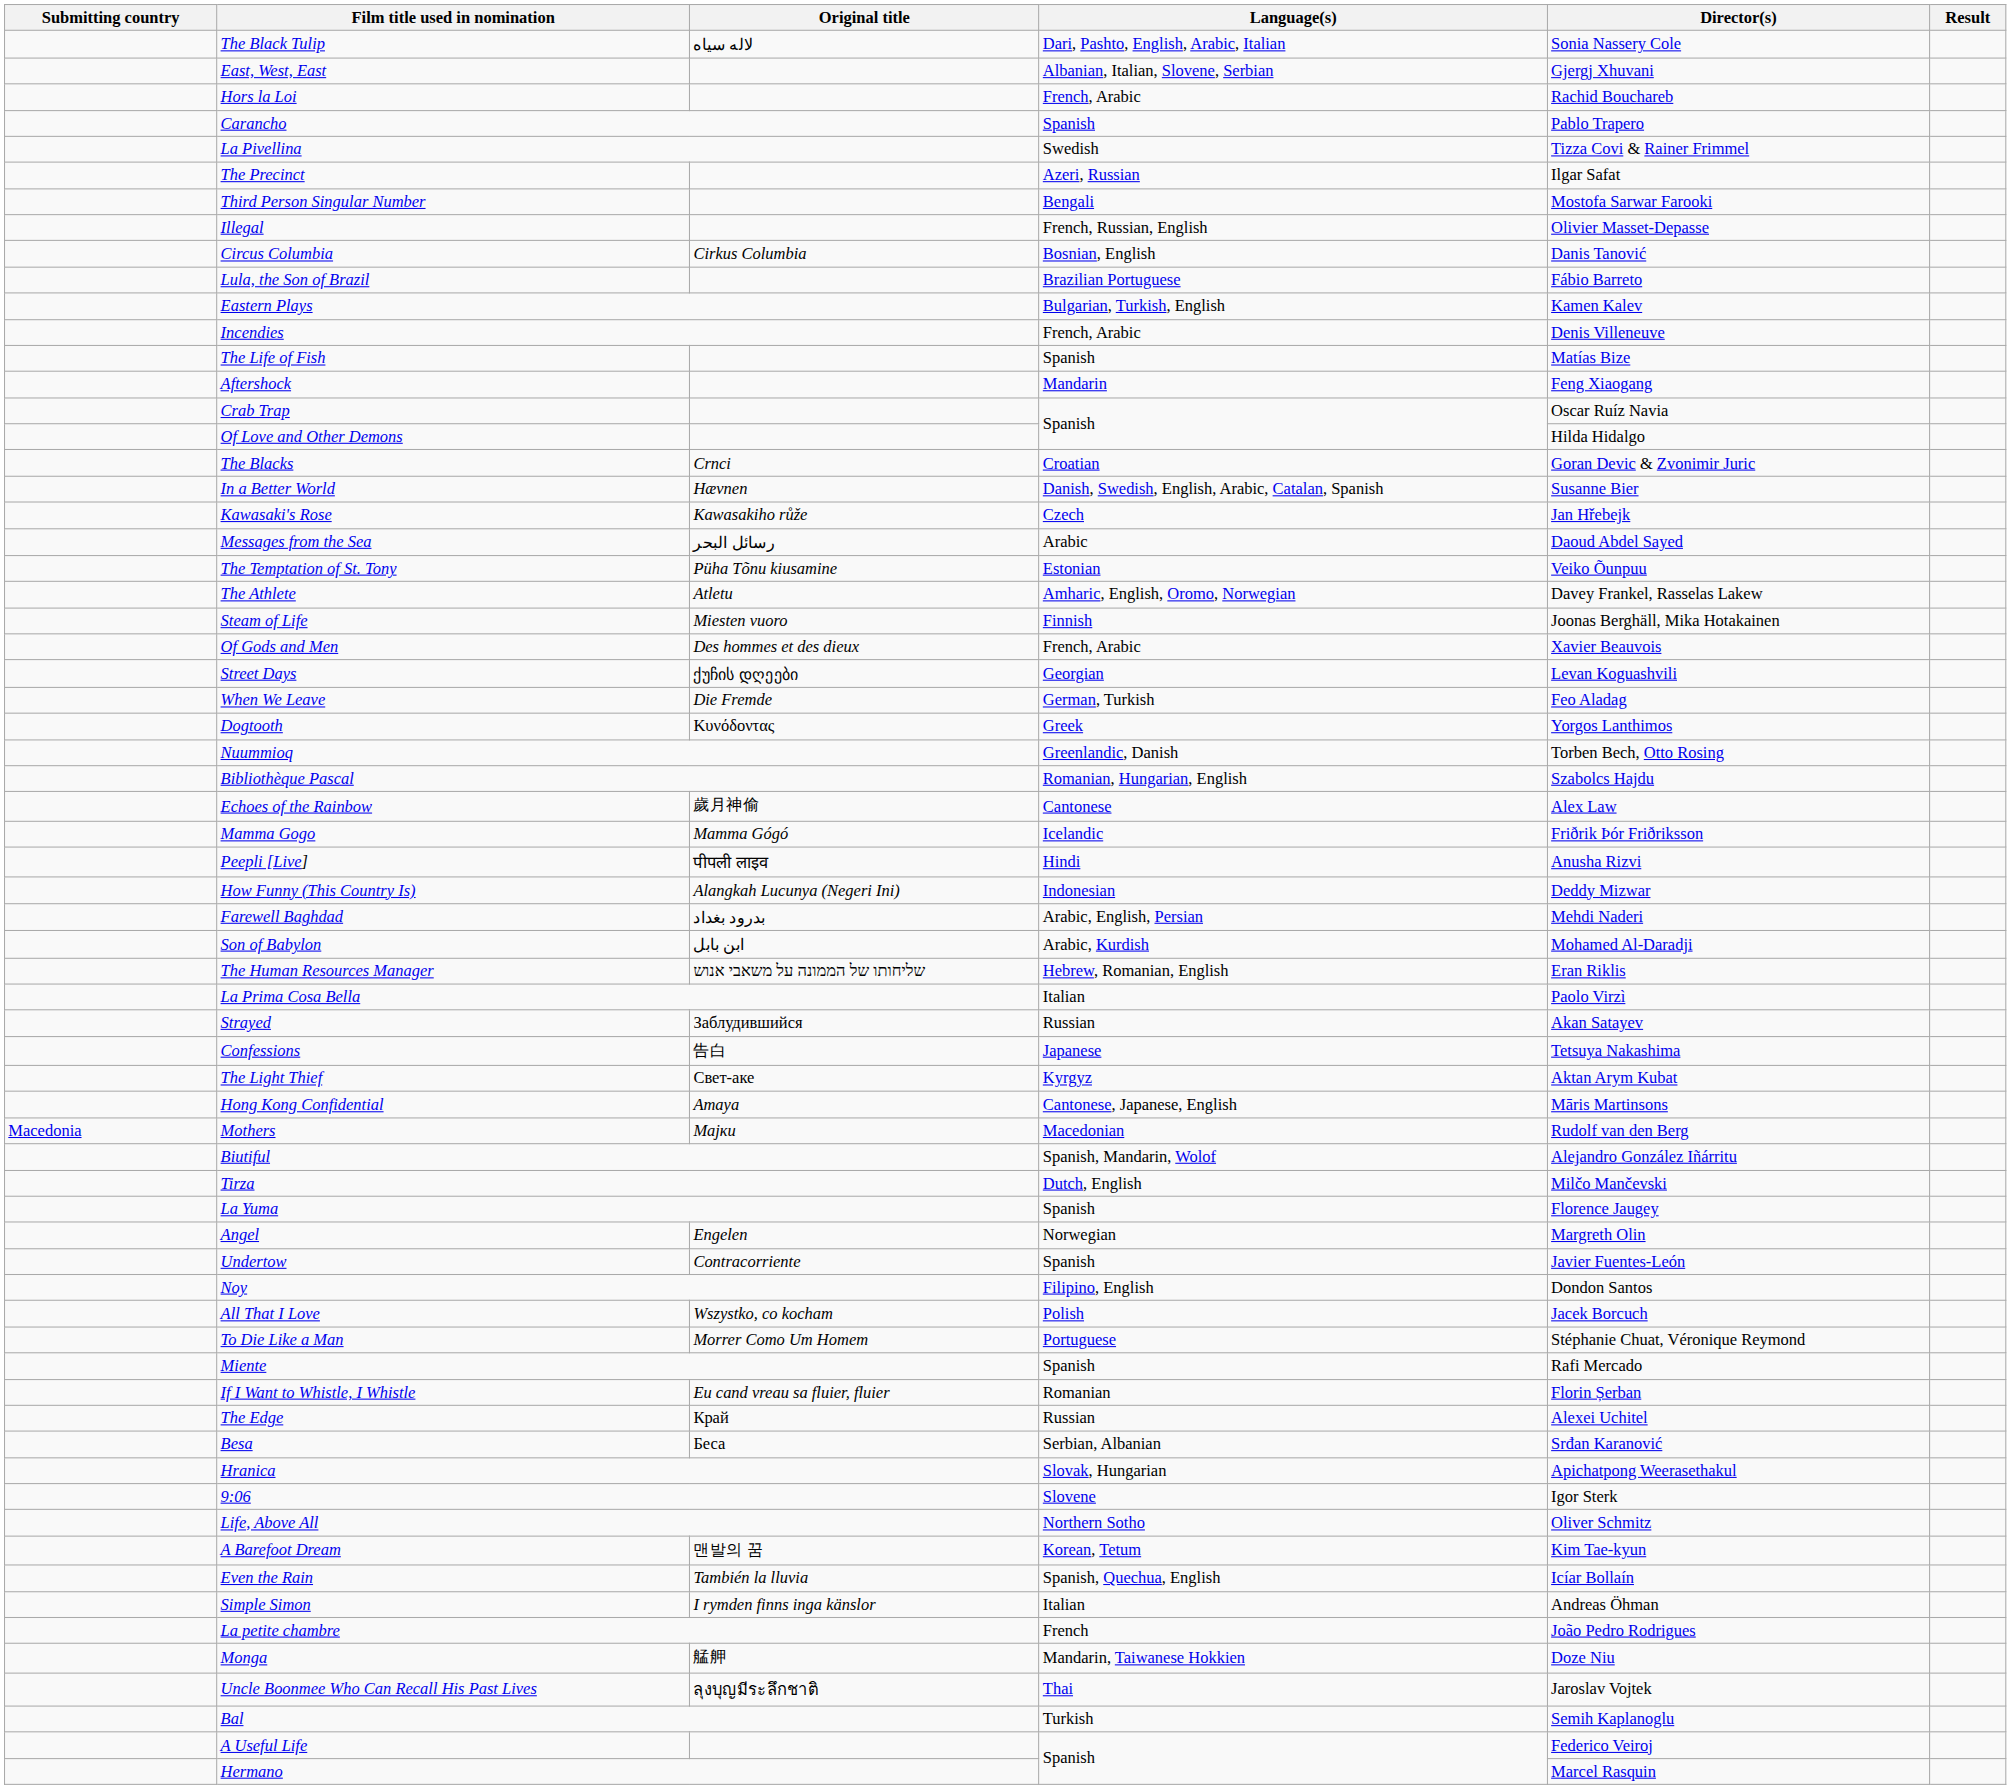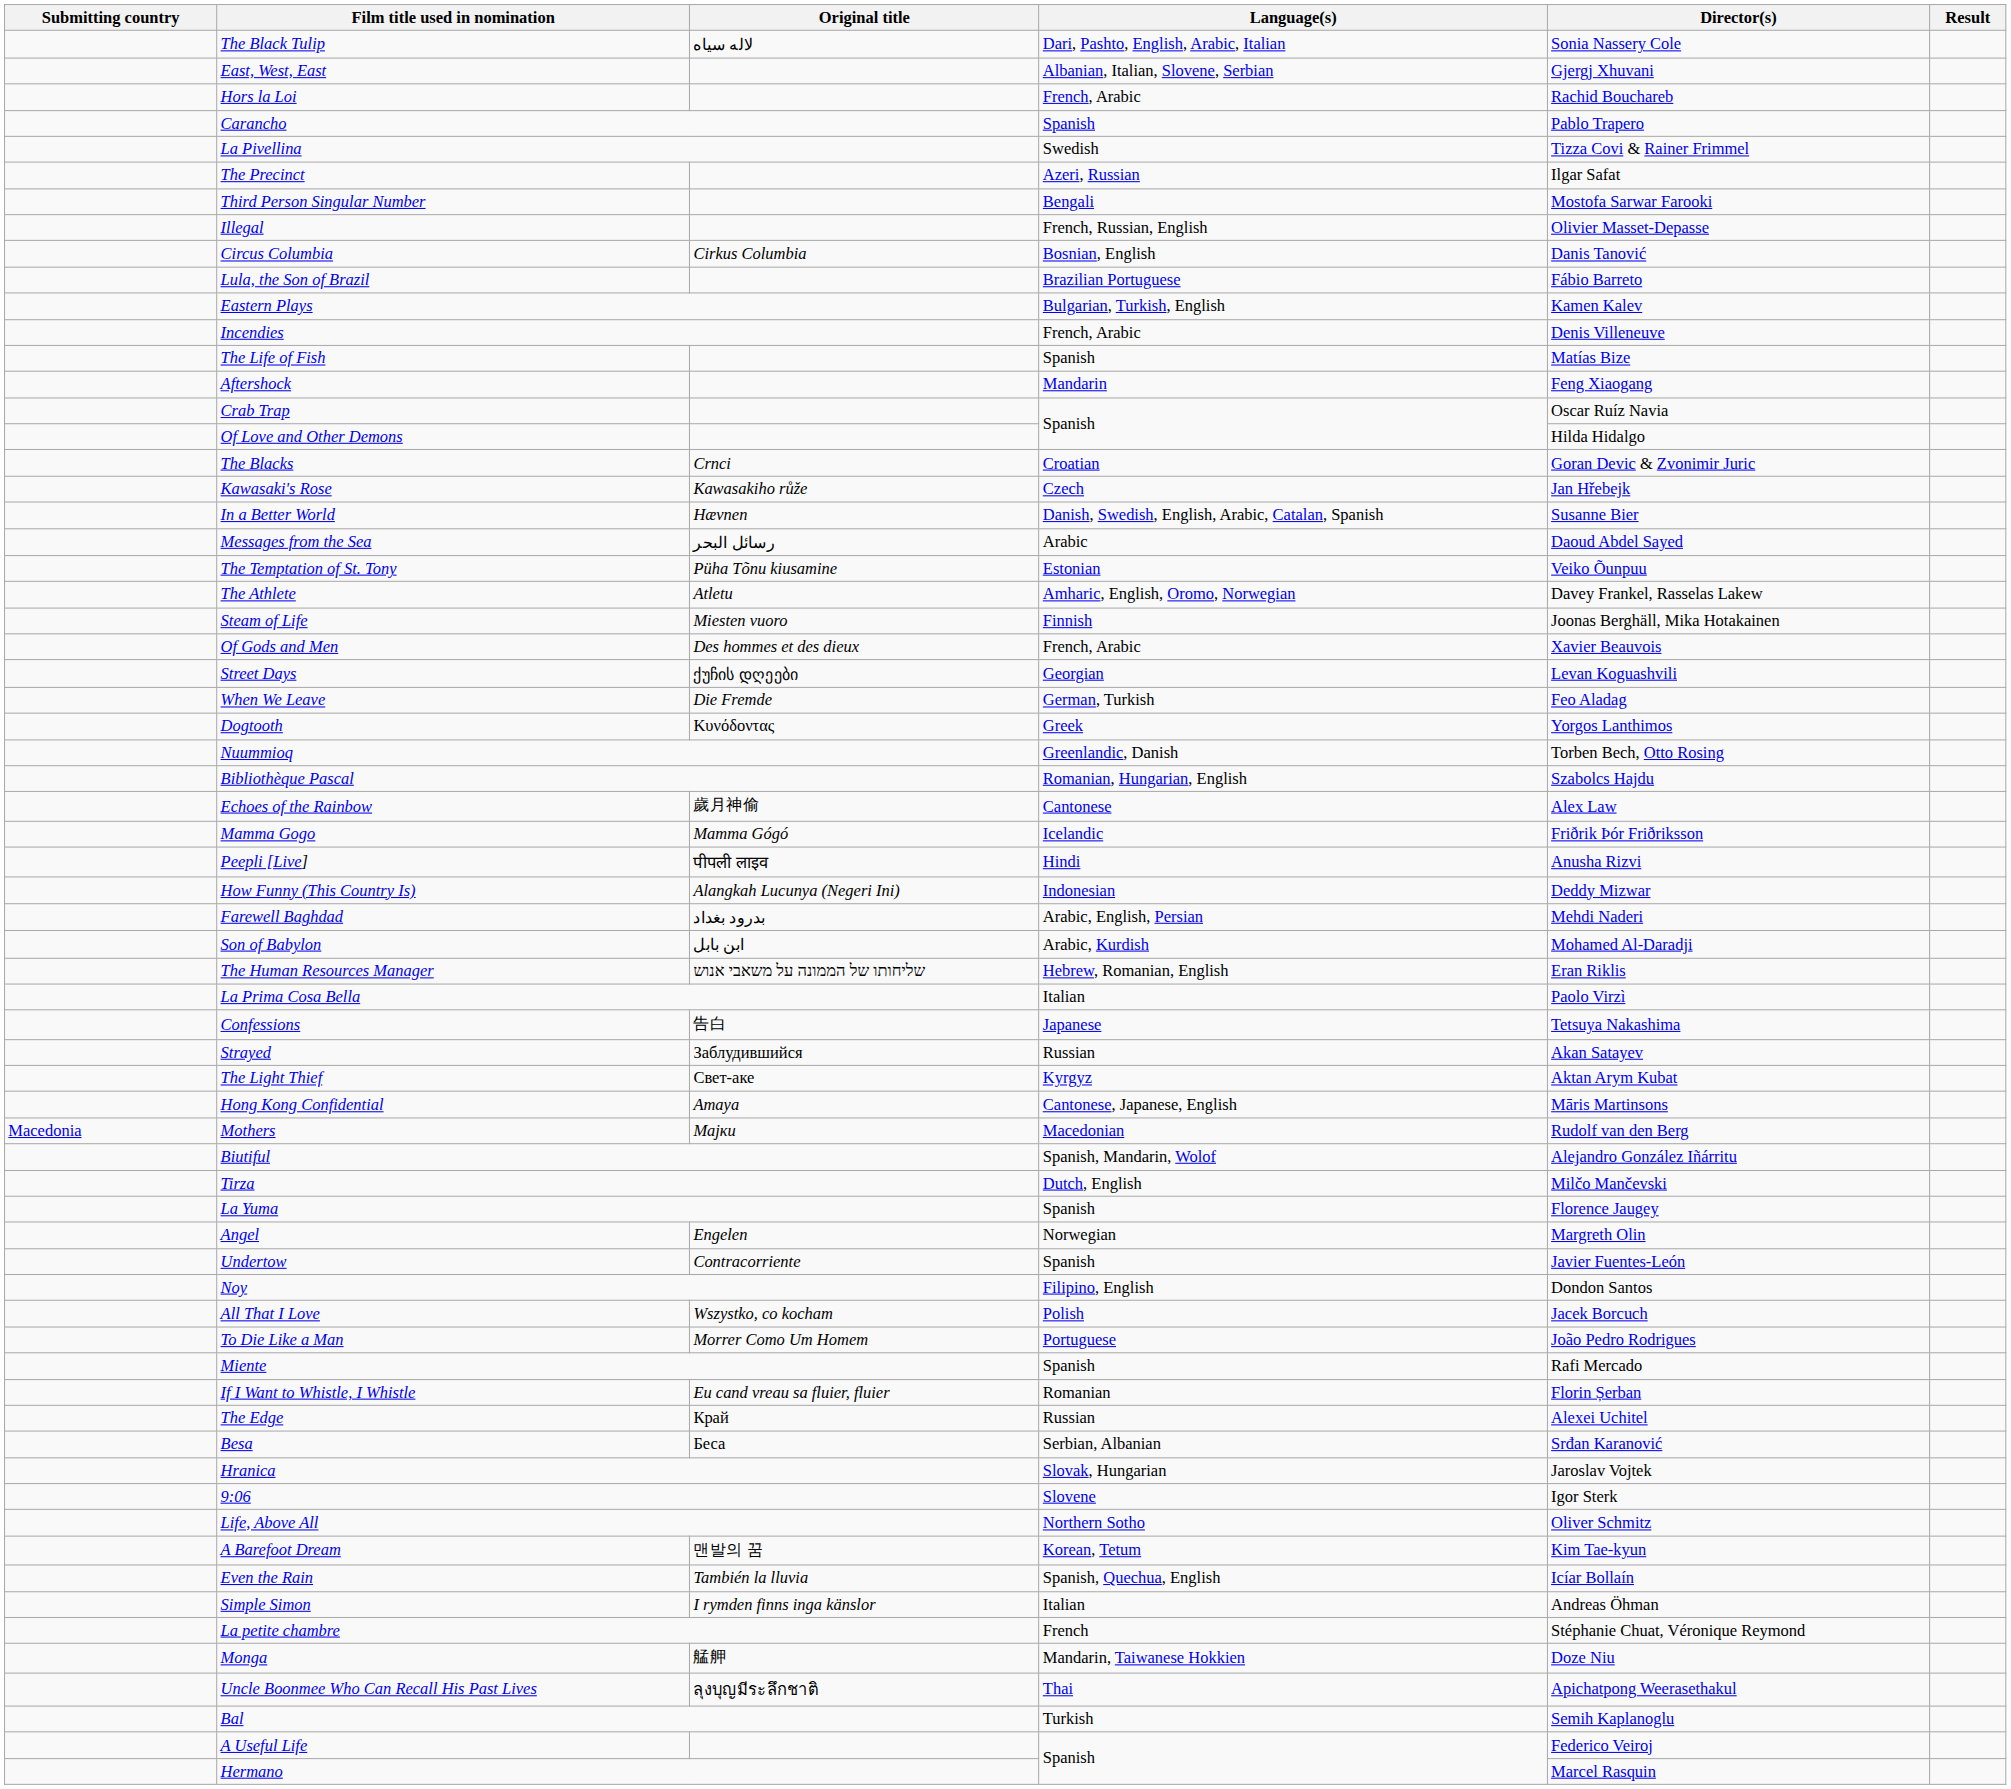rows swapped: (276, 515) <-> (278, 489)
rows swapped: (260, 1050) <-> (246, 1023)
(1678, 1339) Stéphanie Chuat, Véronique Reymond -> (1623, 1339) João Pedro Rodrigues
(1644, 1470) Apichatpong Weerasethakul -> (1601, 1470) Jaroslav Vojtek
(1623, 1630) João Pedro Rodrigues -> (1678, 1630) Stéphanie Chuat, Véronique Reymond
(1601, 1689) Jaroslav Vojtek -> (1644, 1689) Apichatpong Weerasethakul
